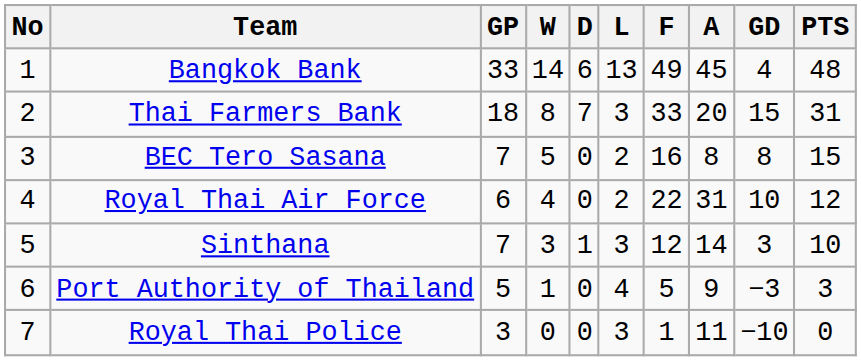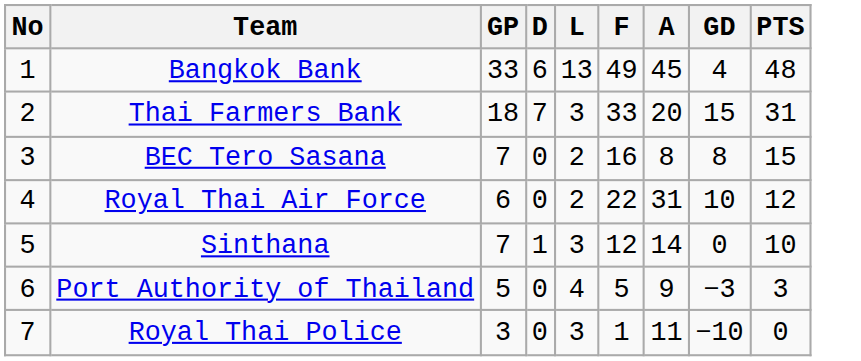- column: (548, 27)
(764, 245) 3 -> (719, 245) 0
